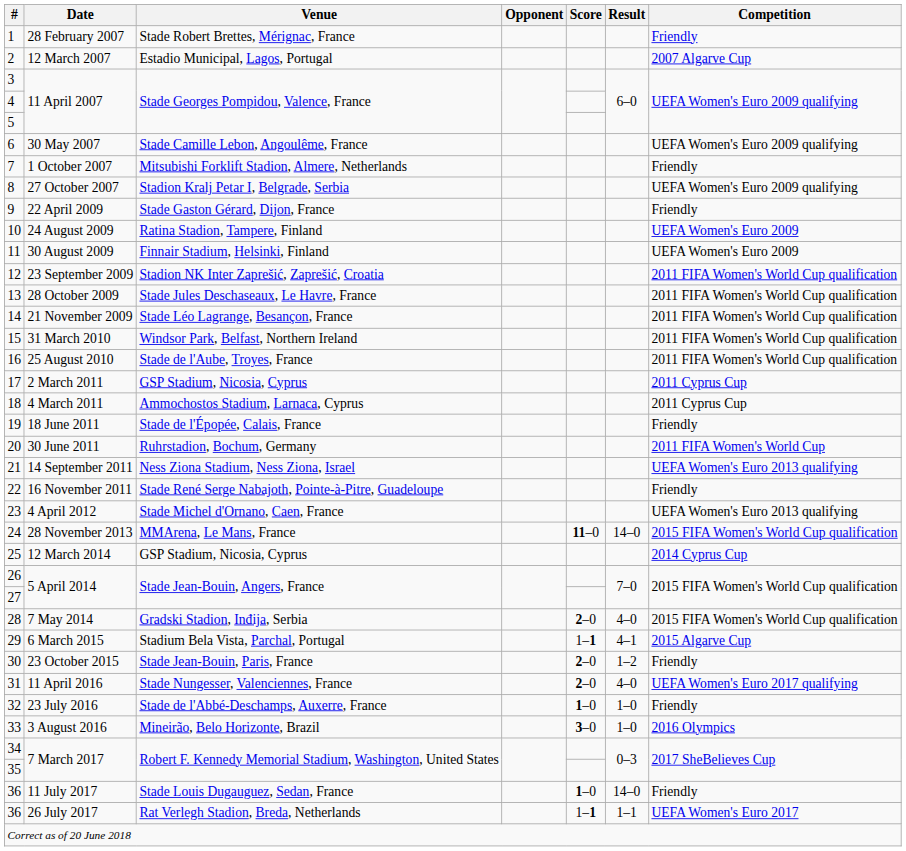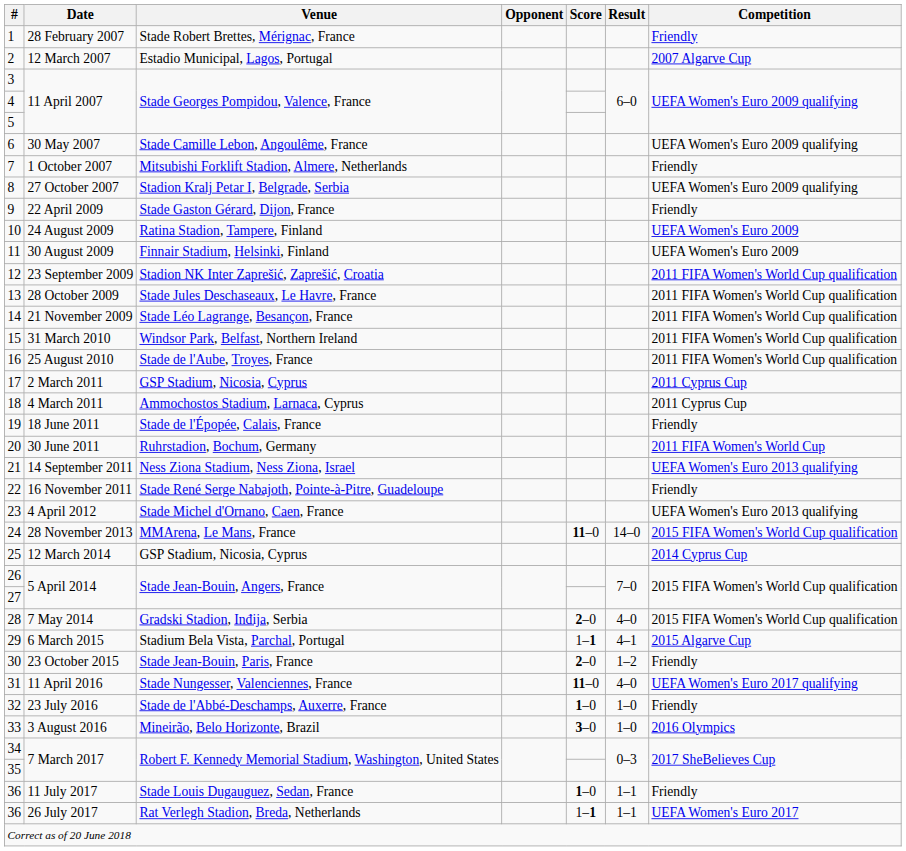(586, 683) 2–0 -> (586, 683) 11–0
(627, 791) 14–0 -> (627, 791) 1–1
